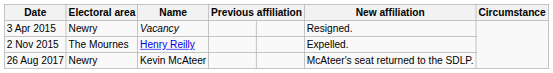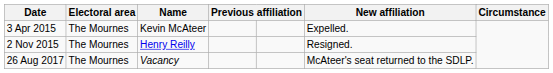(83, 29) Newry -> (99, 29) The Mournes
(159, 29) Vacancy -> (173, 29) Kevin McAteer
(330, 29) Resigned. -> (328, 29) Expelled.
(328, 45) Expelled. -> (330, 45) Resigned.
(83, 61) Newry -> (99, 61) The Mournes
(173, 61) Kevin McAteer -> (159, 61) Vacancy
